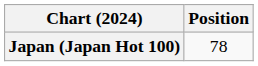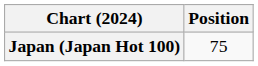(219, 46) 78 -> (219, 46) 75
